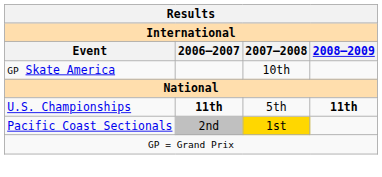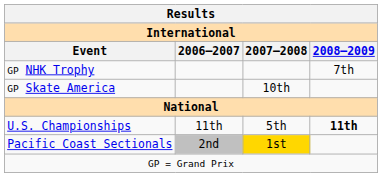+ row: (51, 70)
(209, 107) bold -> (209, 126) normal
